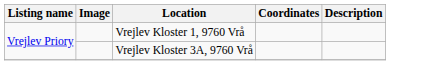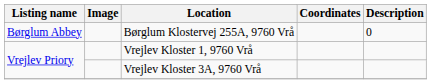+ row: (209, 32)
